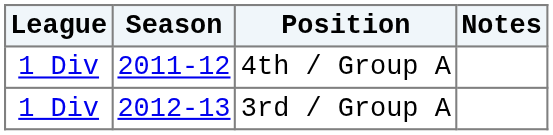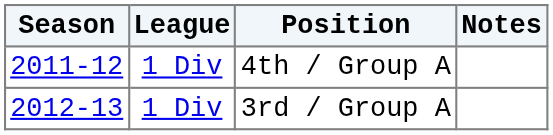columns swapped: (174, 26) <-> (59, 26)
